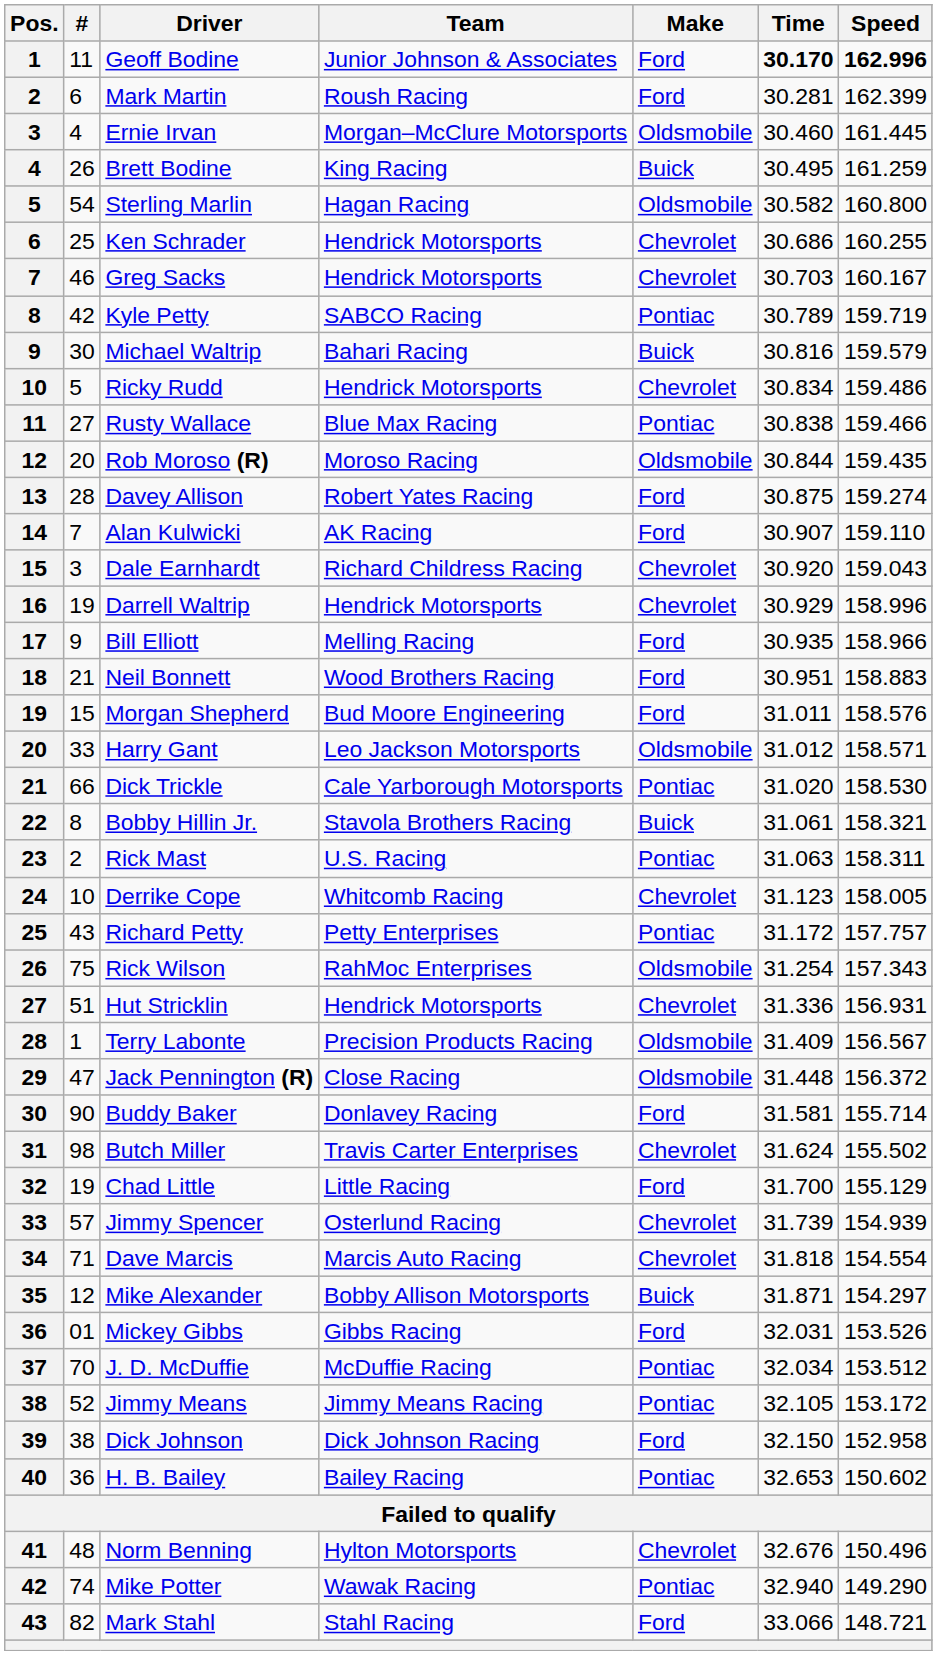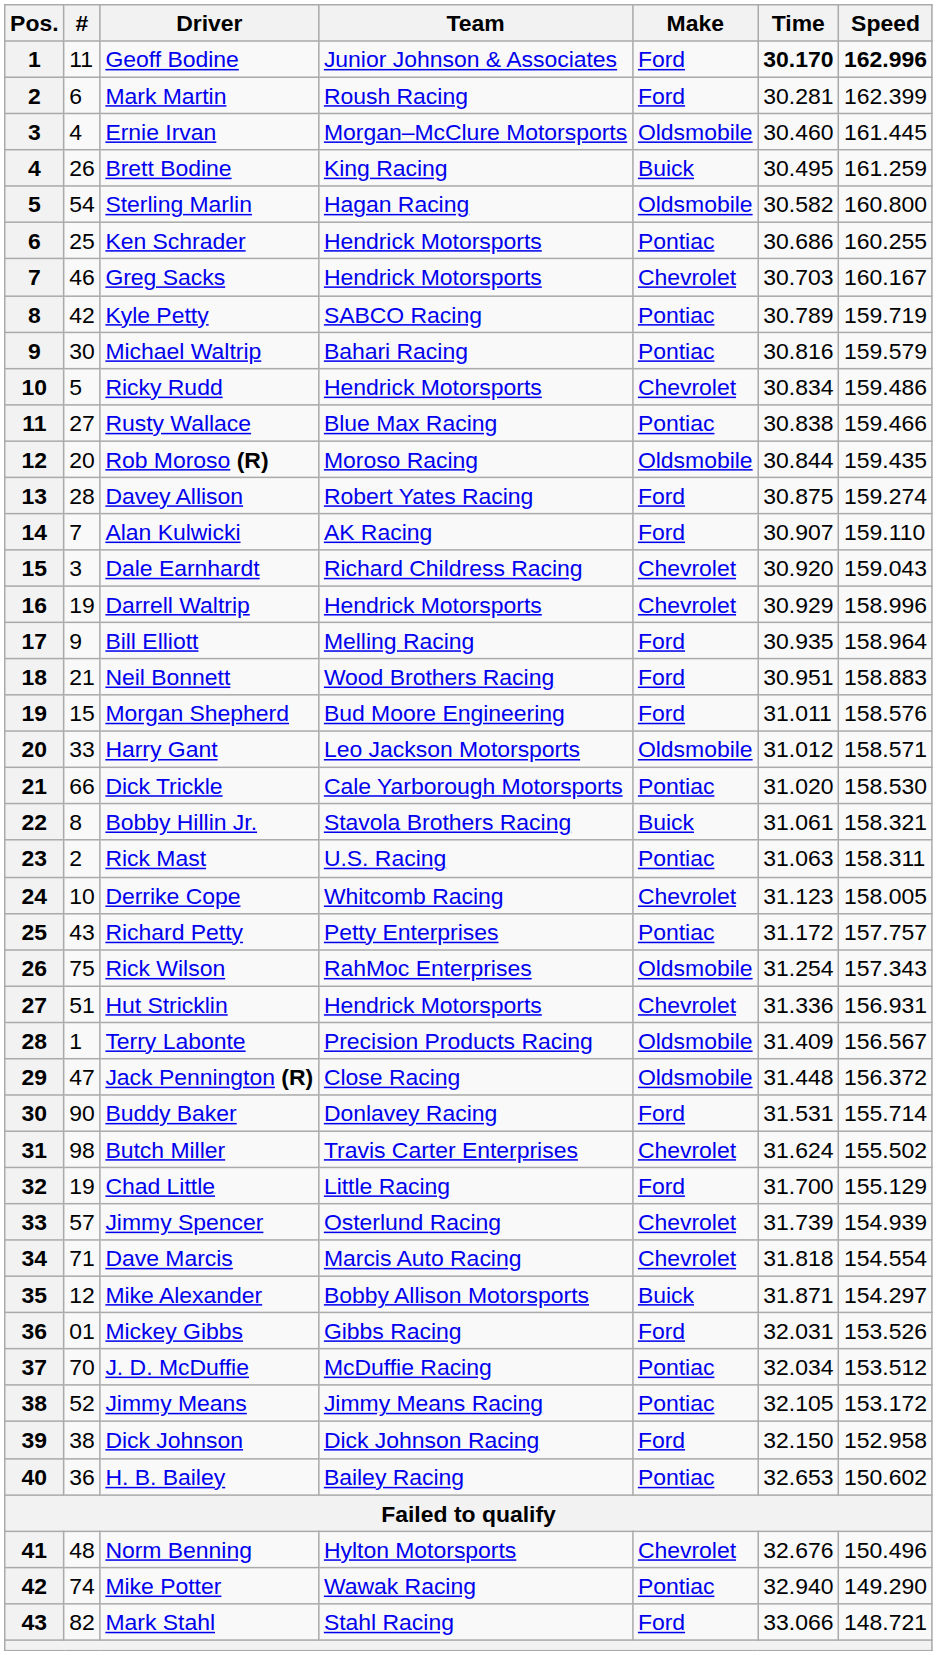(687, 241) Chevrolet -> (676, 241) Pontiac
(666, 350) Buick -> (676, 350) Pontiac
(886, 641) 158.966 -> (886, 641) 158.964
(798, 1113) 31.581 -> (798, 1113) 31.531
